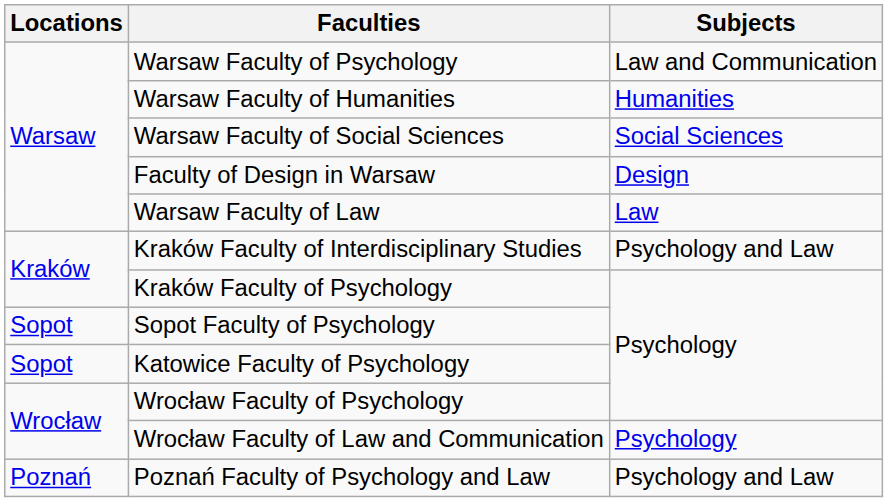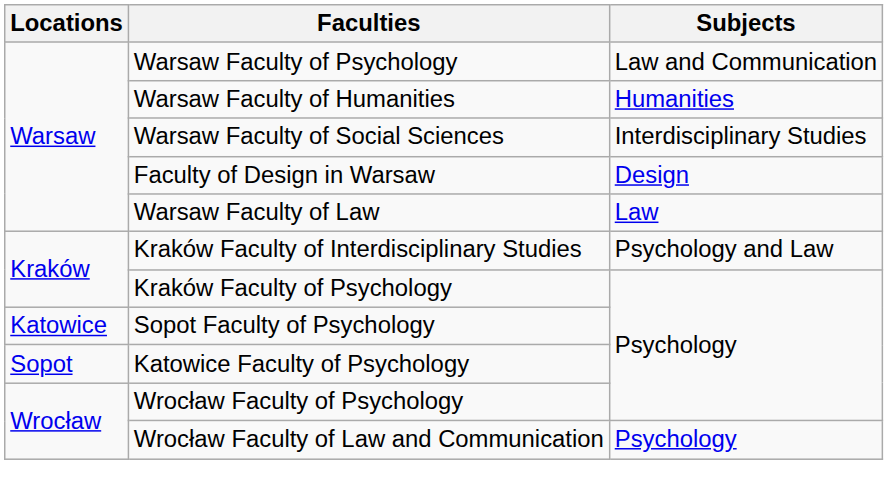(699, 136) Social Sciences -> (741, 136) Interdisciplinary Studies
(41, 325) Sopot -> (59, 325) Katowice
- row: (342, 477)
